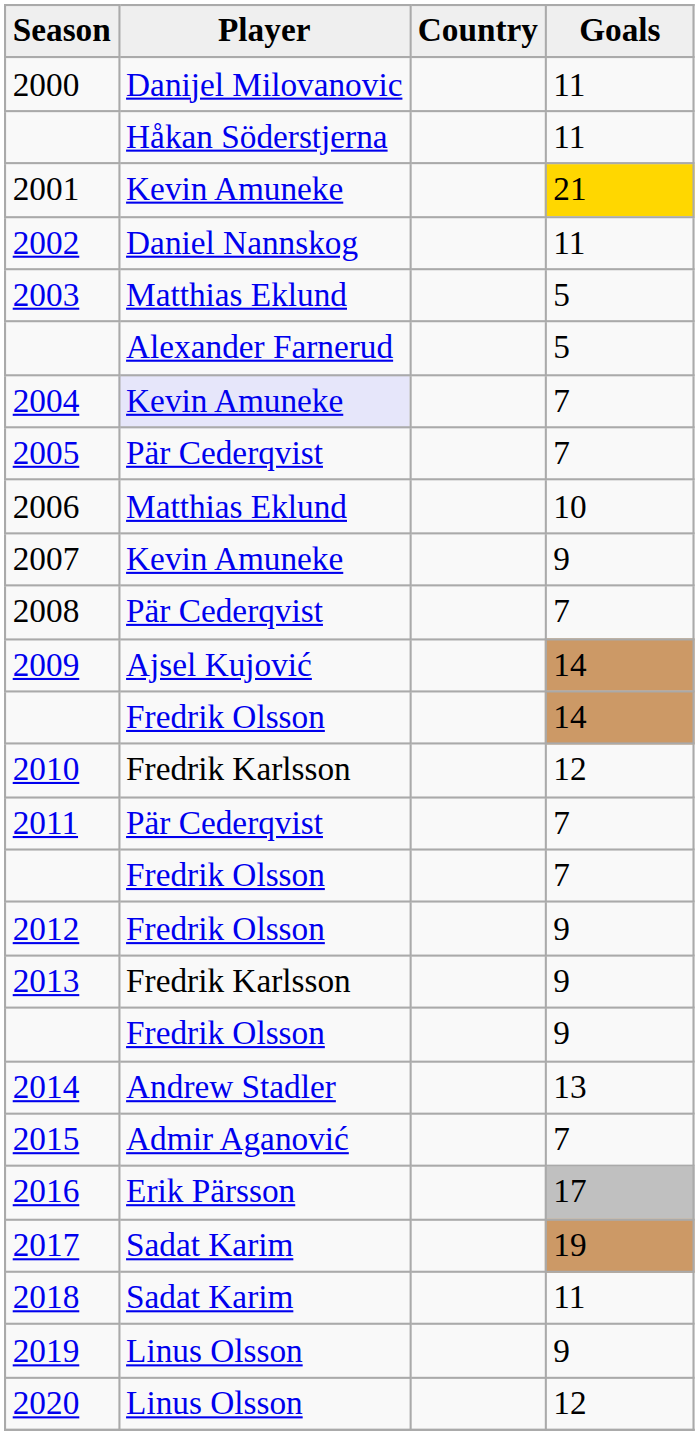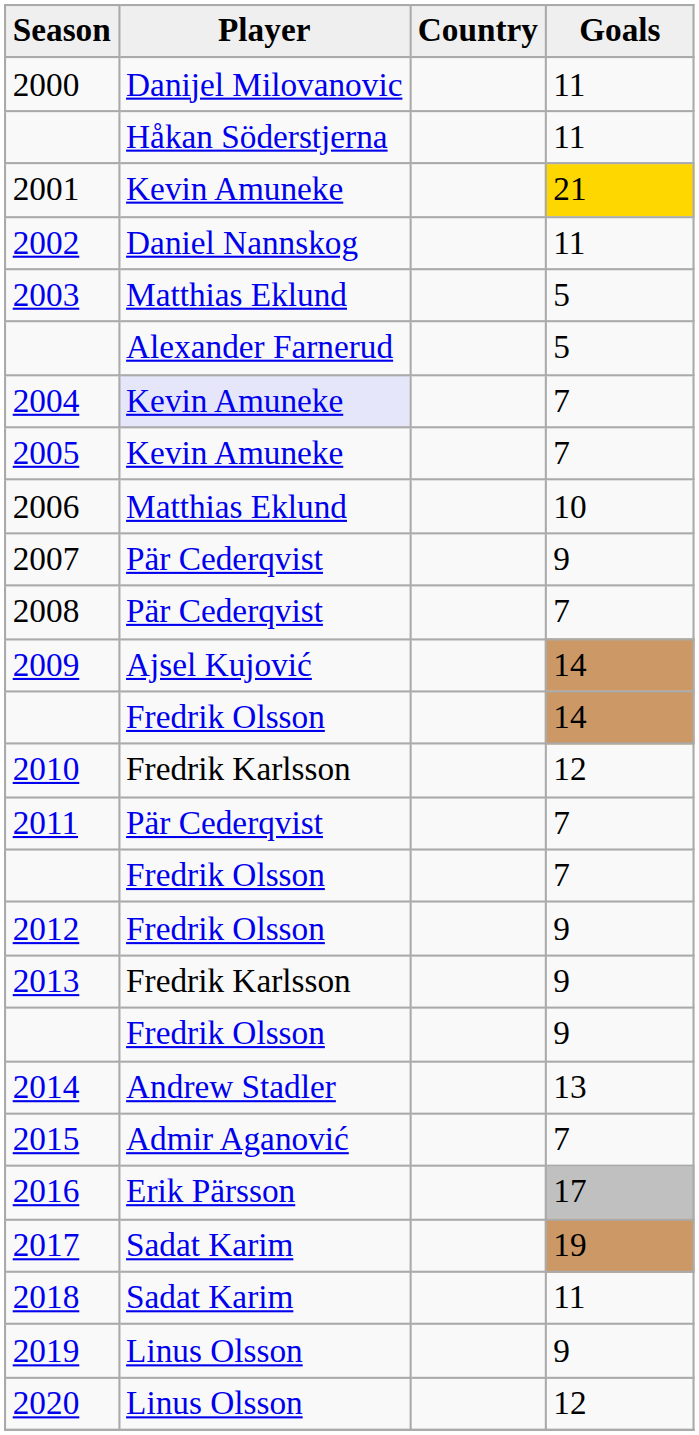(225, 453) Pär Cederqvist -> (235, 453) Kevin Amuneke
(235, 558) Kevin Amuneke -> (225, 558) Pär Cederqvist
